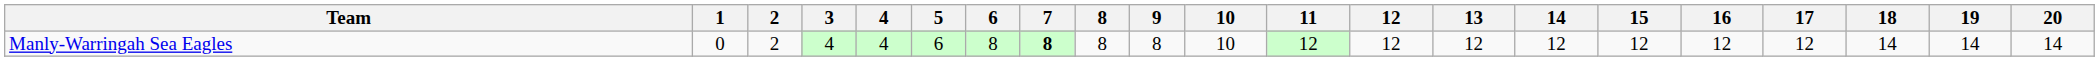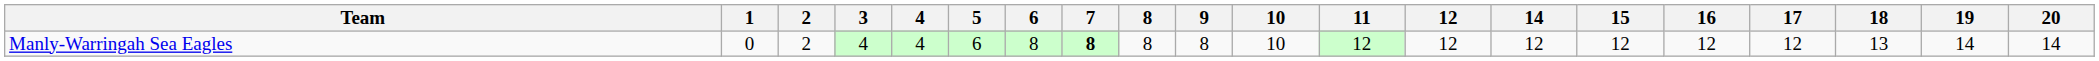- column: (1474, 17)
(1887, 43) 14 -> (1879, 43) 13
